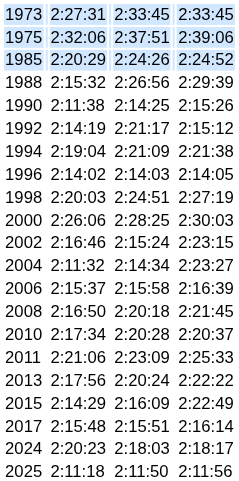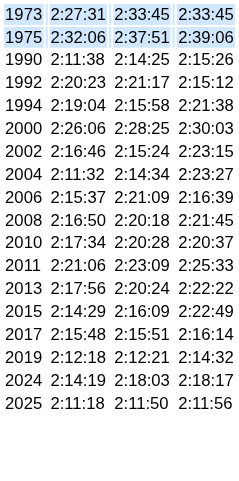- row: (24, 60)
- row: (24, 83)
(78, 128) 2:14:19 -> (78, 83) 2:20:23
(142, 151) 2:21:09 -> (142, 105) 2:15:58
- row: (24, 174)
- row: (24, 197)
(142, 289) 2:15:58 -> (142, 197) 2:21:09
+ row: (24, 357)
(78, 449) 2:20:23 -> (78, 380) 2:14:19
